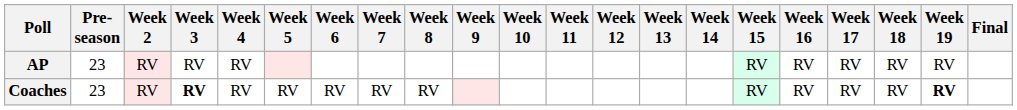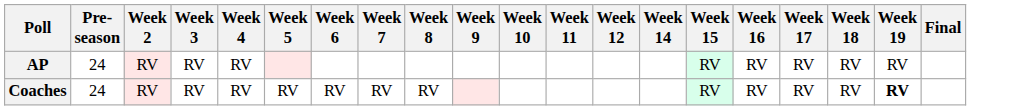- column: (663, 28)
(97, 64) 23 -> (97, 64) 24
(97, 91) 23 -> (97, 91) 24
(194, 91) bold -> (194, 91) normal
